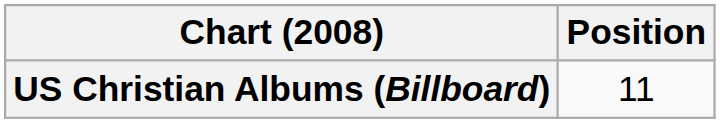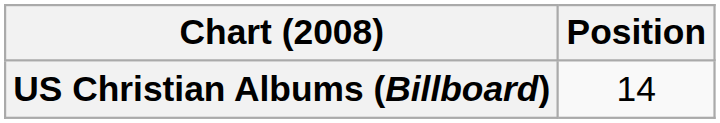(636, 88) 11 -> (636, 88) 14
